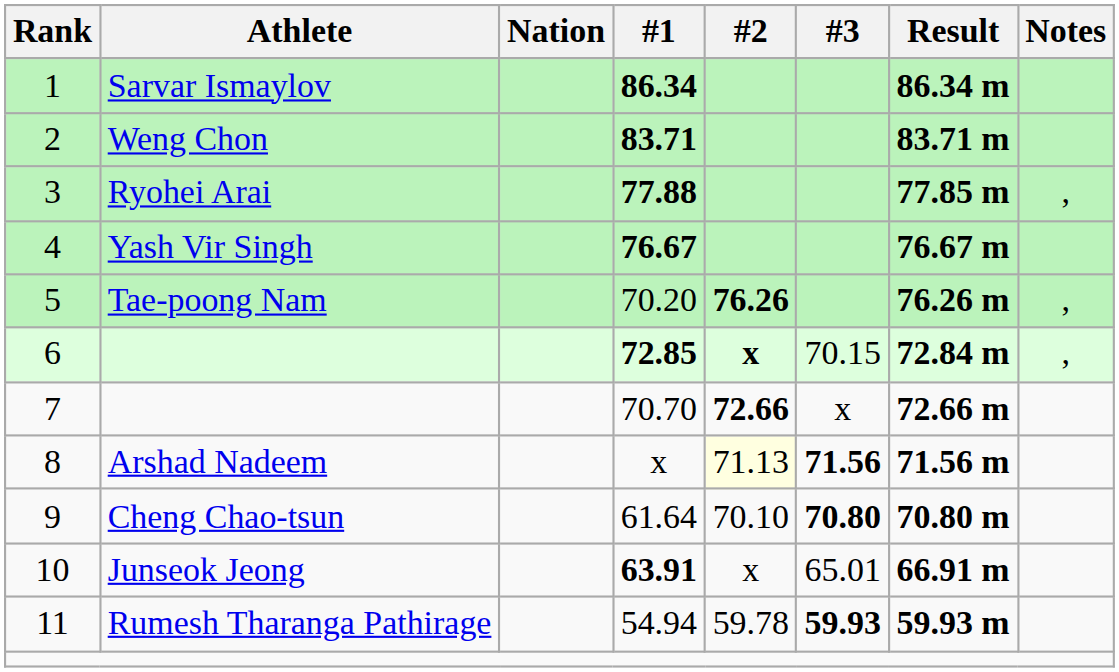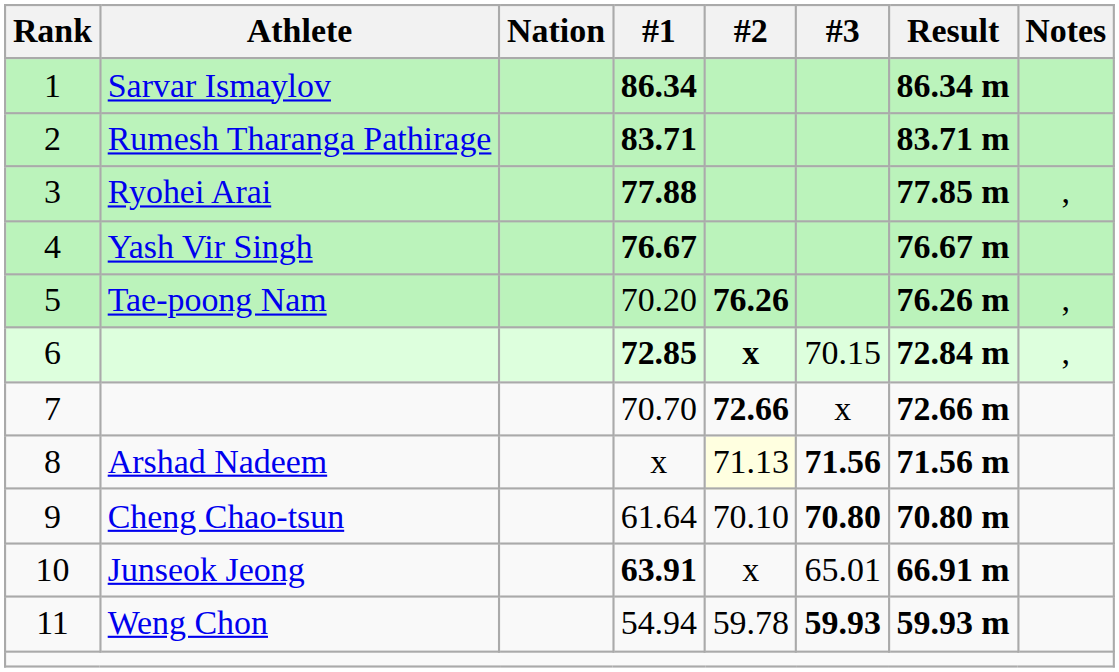(188, 138) Weng Chon -> (300, 138) Rumesh Tharanga Pathirage
(300, 623) Rumesh Tharanga Pathirage -> (188, 623) Weng Chon
